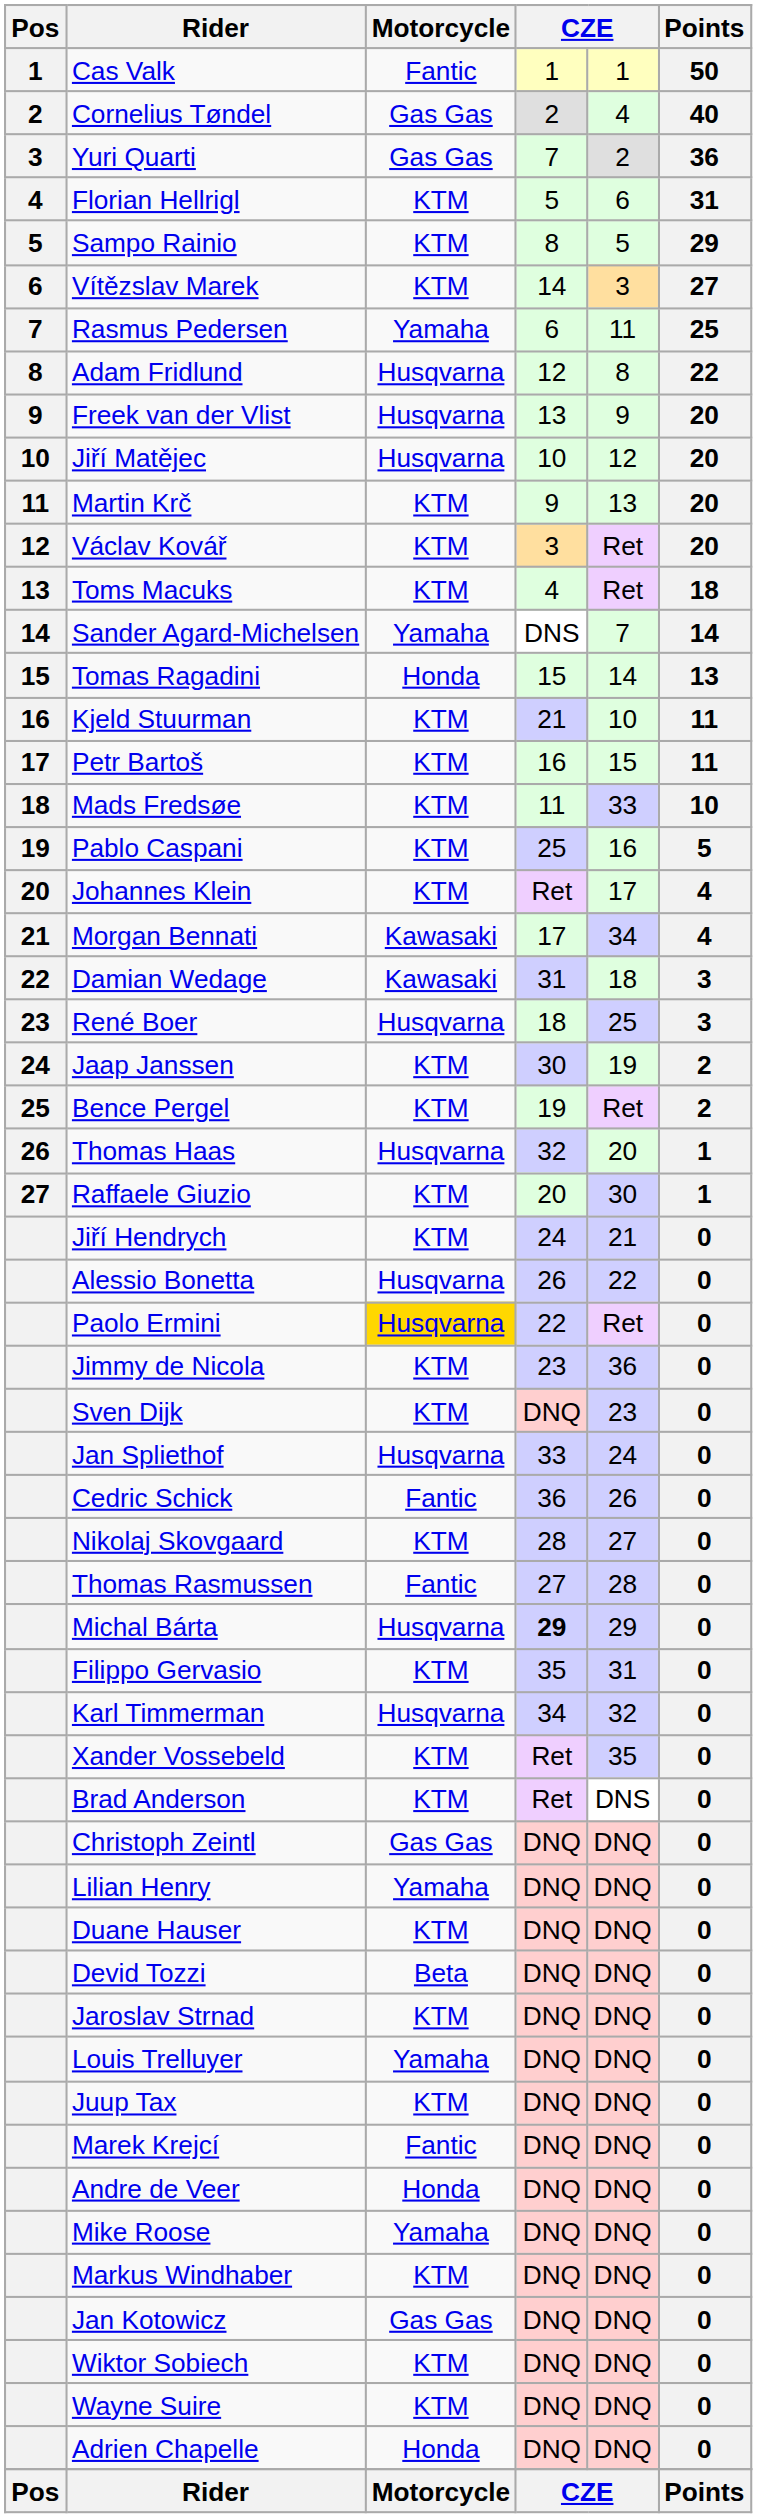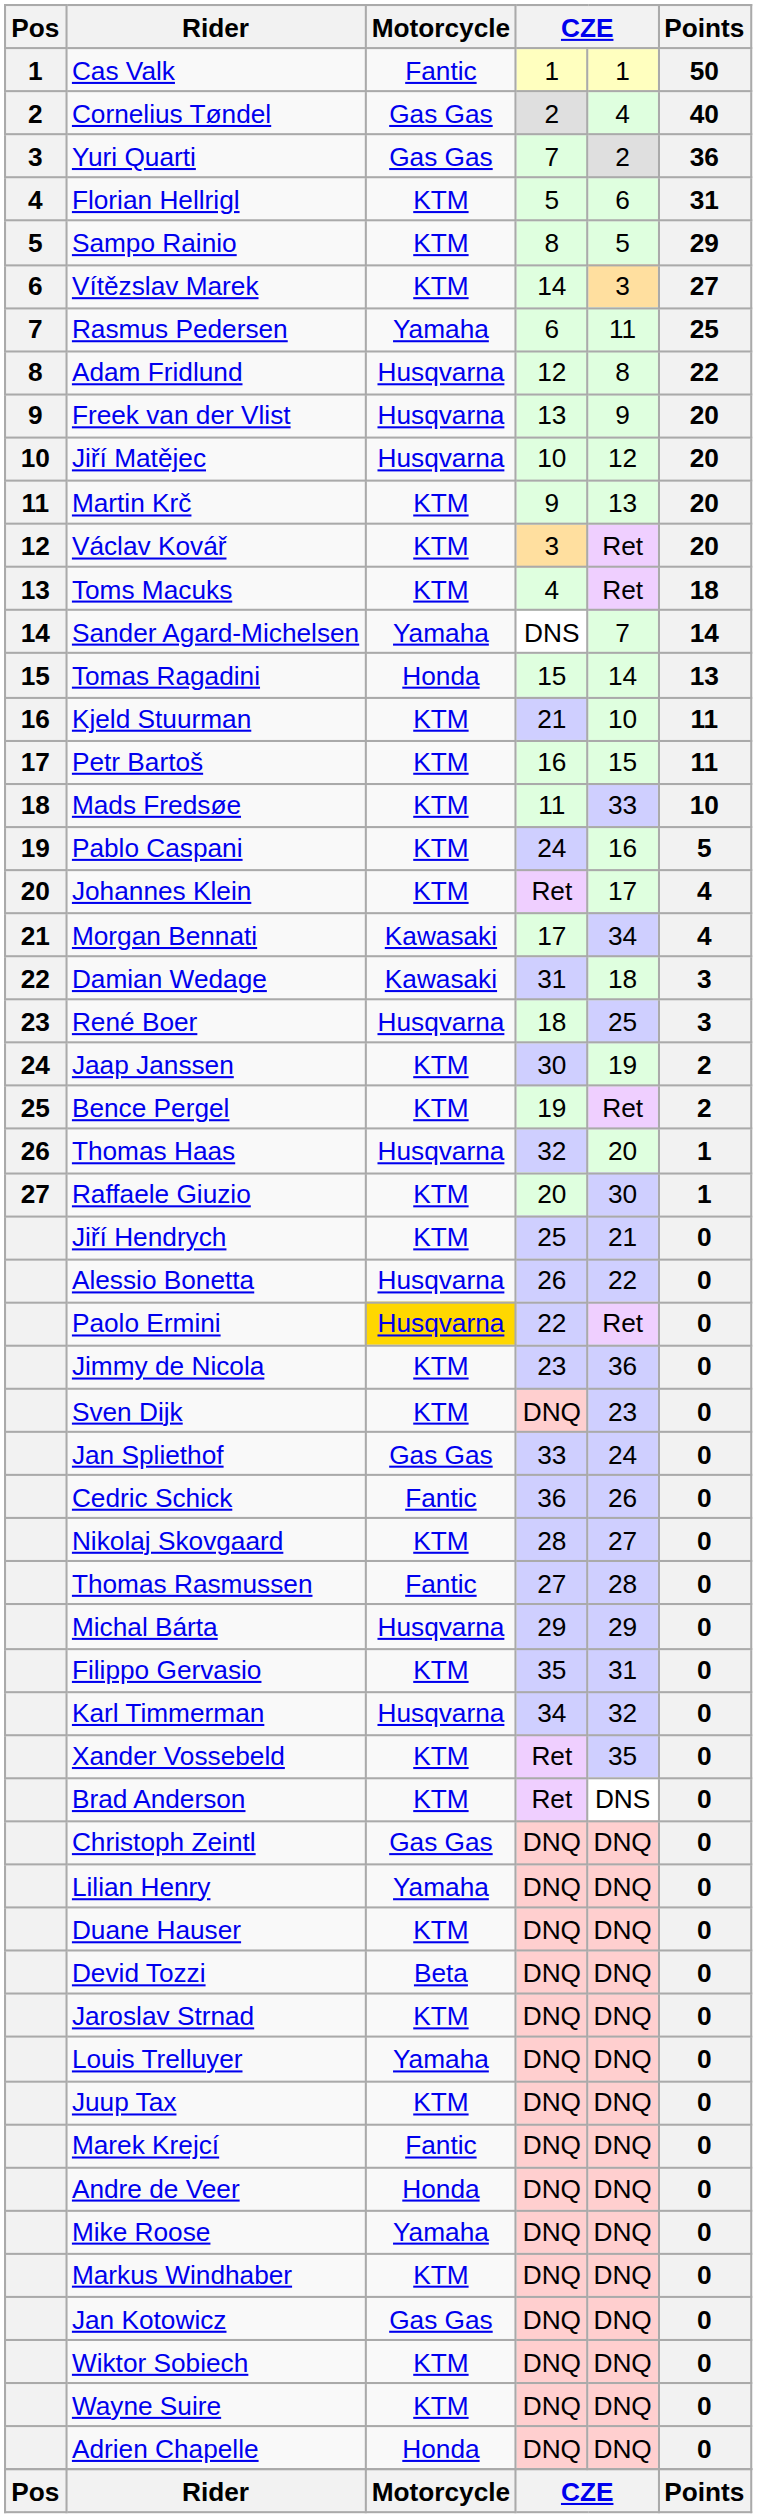(552, 848) 25 -> (552, 848) 24
(552, 1237) 24 -> (552, 1237) 25
(441, 1453) Husqvarna -> (441, 1453) Gas Gas
(552, 1626) bold -> (552, 1626) normal
